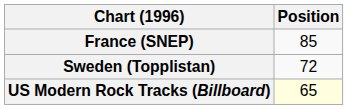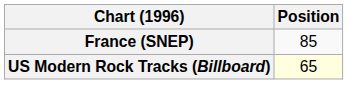- row: (139, 66)
